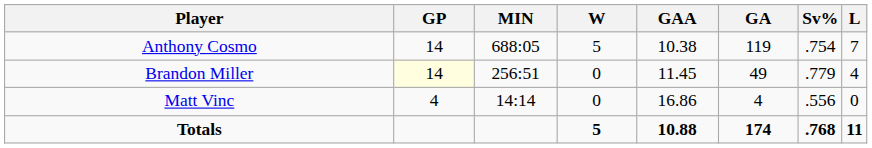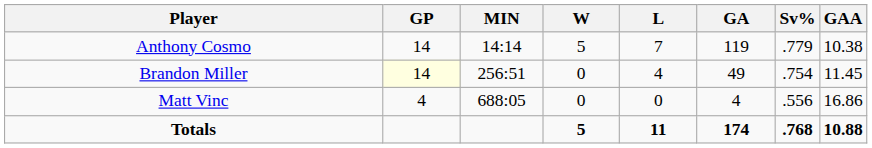columns swapped: (854, 18) <-> (677, 18)
(516, 45) 688:05 -> (502, 45) 14:14
(820, 45) .754 -> (797, 45) .779
(820, 73) .779 -> (797, 73) .754
(516, 101) 14:14 -> (502, 101) 688:05
